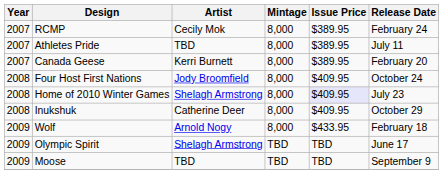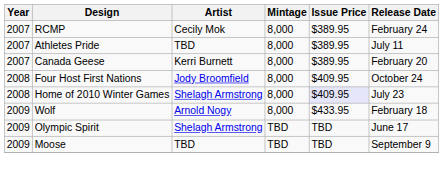- row: (55, 111)
